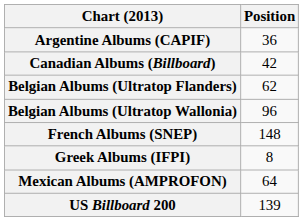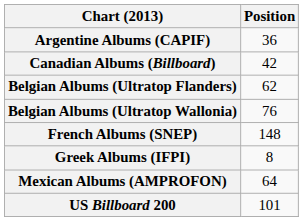(270, 110) 96 -> (270, 110) 76
(270, 205) 139 -> (270, 205) 101
